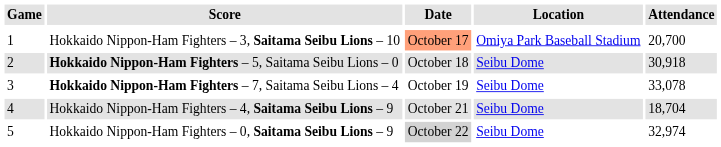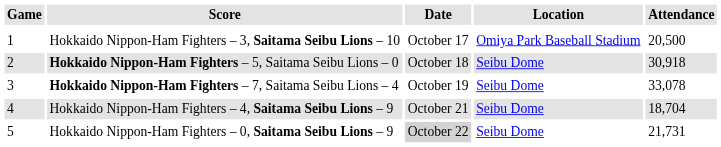(438, 40) lightsalmon background -> (438, 40) no background
(667, 40) 20,700 -> (667, 40) 20,500
(667, 132) 32,974 -> (667, 132) 21,731
